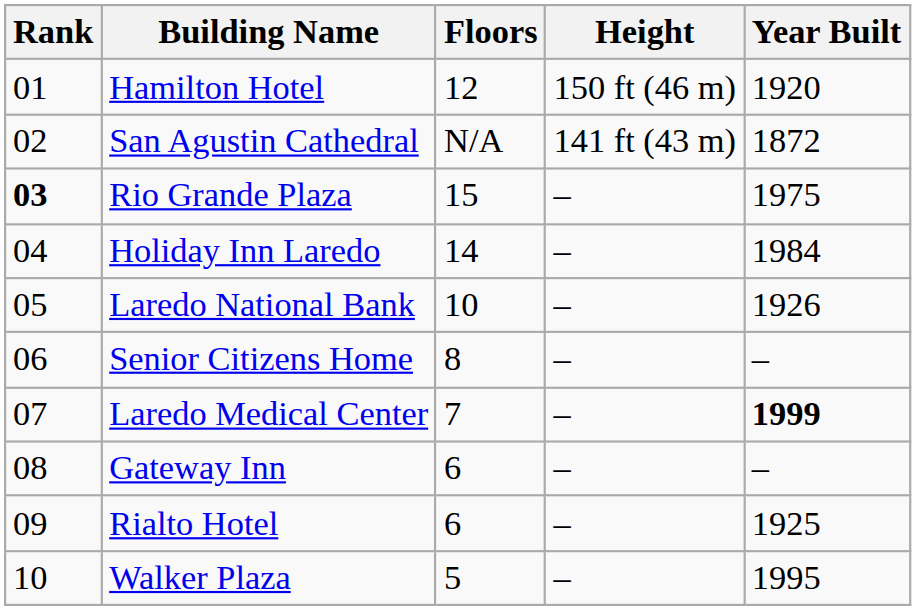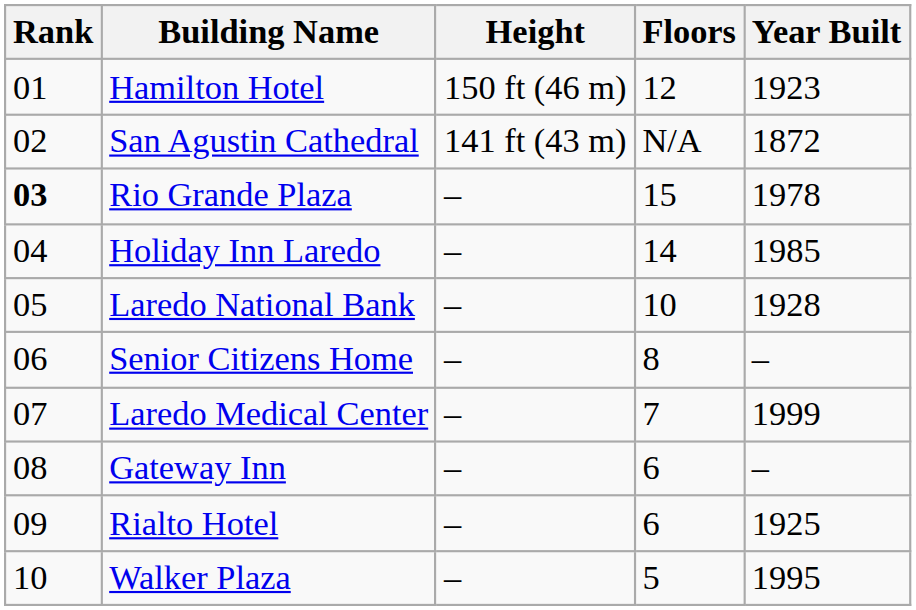columns swapped: (645, 31) <-> (491, 31)
(786, 86) 1920 -> (786, 86) 1923
(786, 195) 1975 -> (786, 195) 1978
(786, 250) 1984 -> (786, 250) 1985
(786, 304) 1926 -> (786, 304) 1928
(786, 413) bold -> (786, 413) normal
